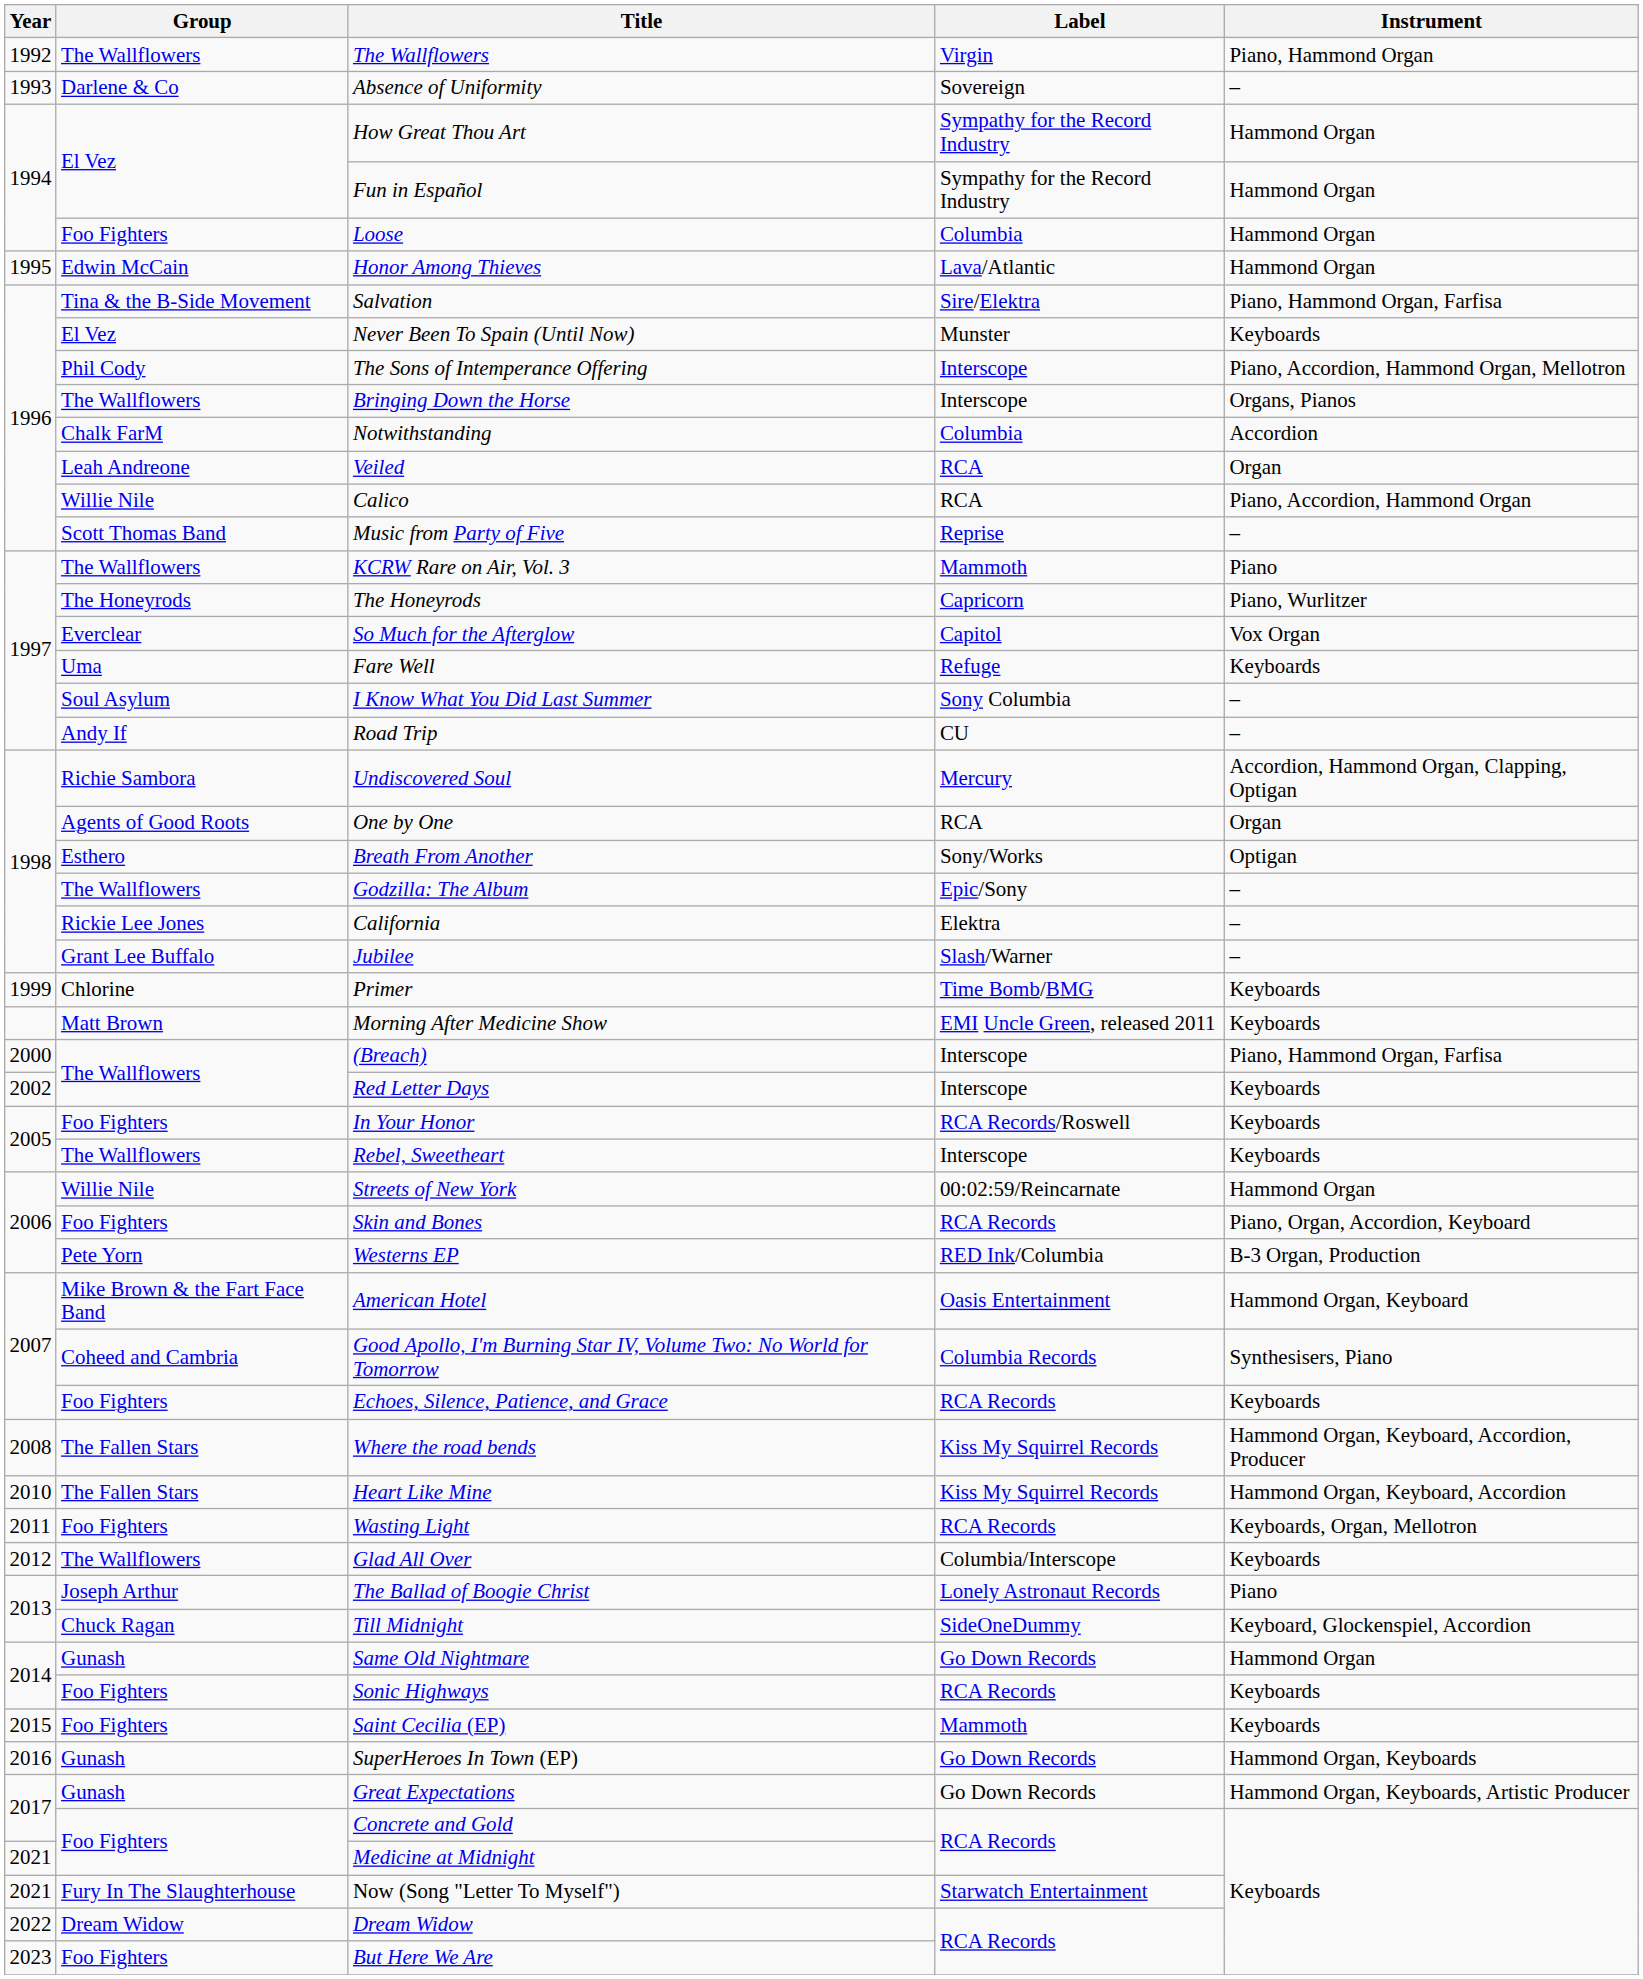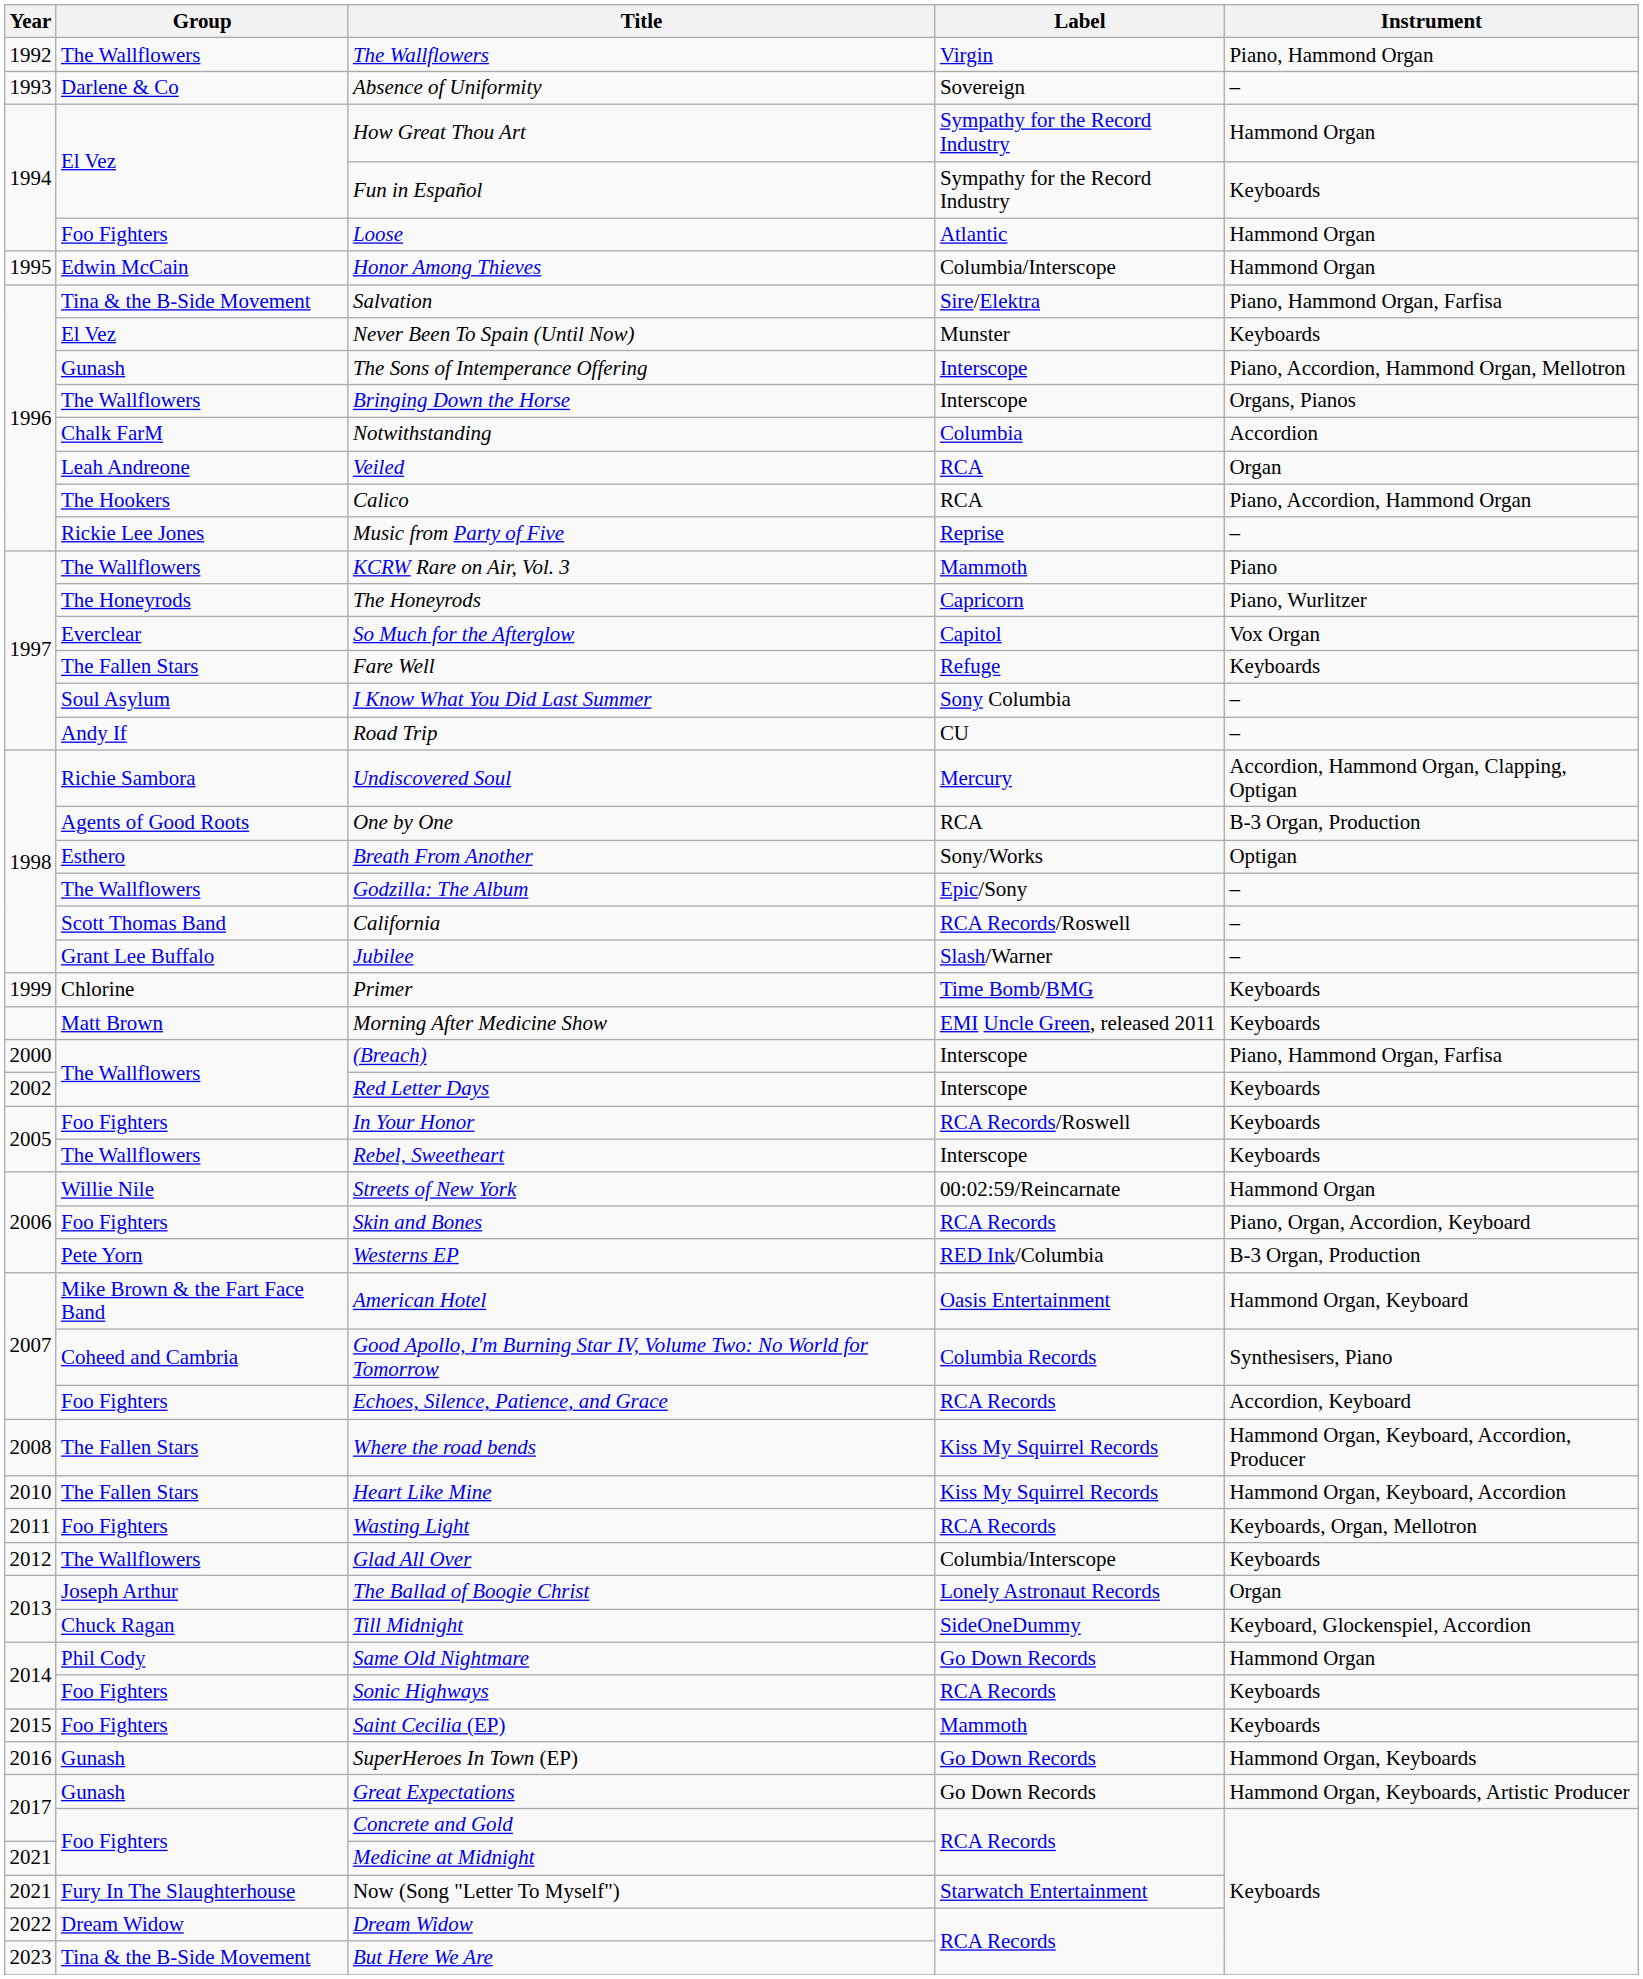(1302, 189) Hammond Organ -> (1275, 189) Keyboards
(981, 234) Columbia -> (974, 234) Atlantic
(998, 267) Lava/Atlantic -> (1028, 267) Columbia/Interscope
(103, 367) Phil Cody -> (93, 367) Gunash
(108, 500) Willie Nile -> (115, 500) The Hookers
(144, 533) Scott Thomas Band -> (133, 533) Rickie Lee Jones
(81, 666) Uma -> (130, 666) The Fallen Stars
(1255, 823) Organ -> (1325, 823) B-3 Organ, Production
(133, 922) Rickie Lee Jones -> (144, 922) Scott Thomas Band
(970, 922) Elektra -> (1035, 922) RCA Records/Roswell
(1275, 1402) Keyboards -> (1320, 1402) Accordion, Keyboard
(1253, 1591) Piano -> (1255, 1591) Organ
(93, 1658) Gunash -> (103, 1658) Phil Cody
(114, 1957) Foo Fighters -> (186, 1957) Tina & the B-Side Movement
